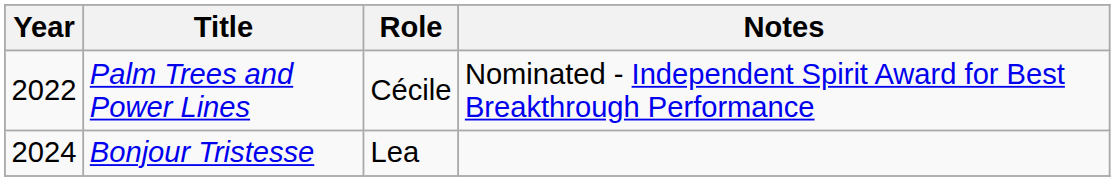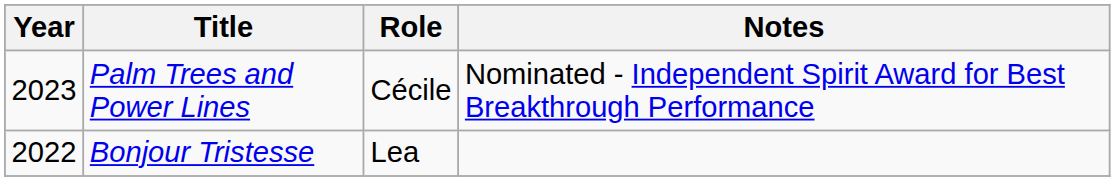(44, 90) 2022 -> (44, 90) 2023
(44, 152) 2024 -> (44, 152) 2022
